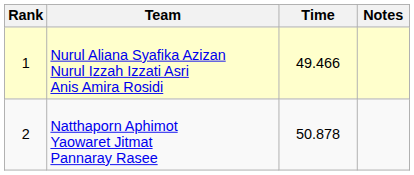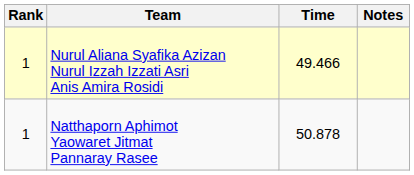(26, 134) 2 -> (26, 134) 1
